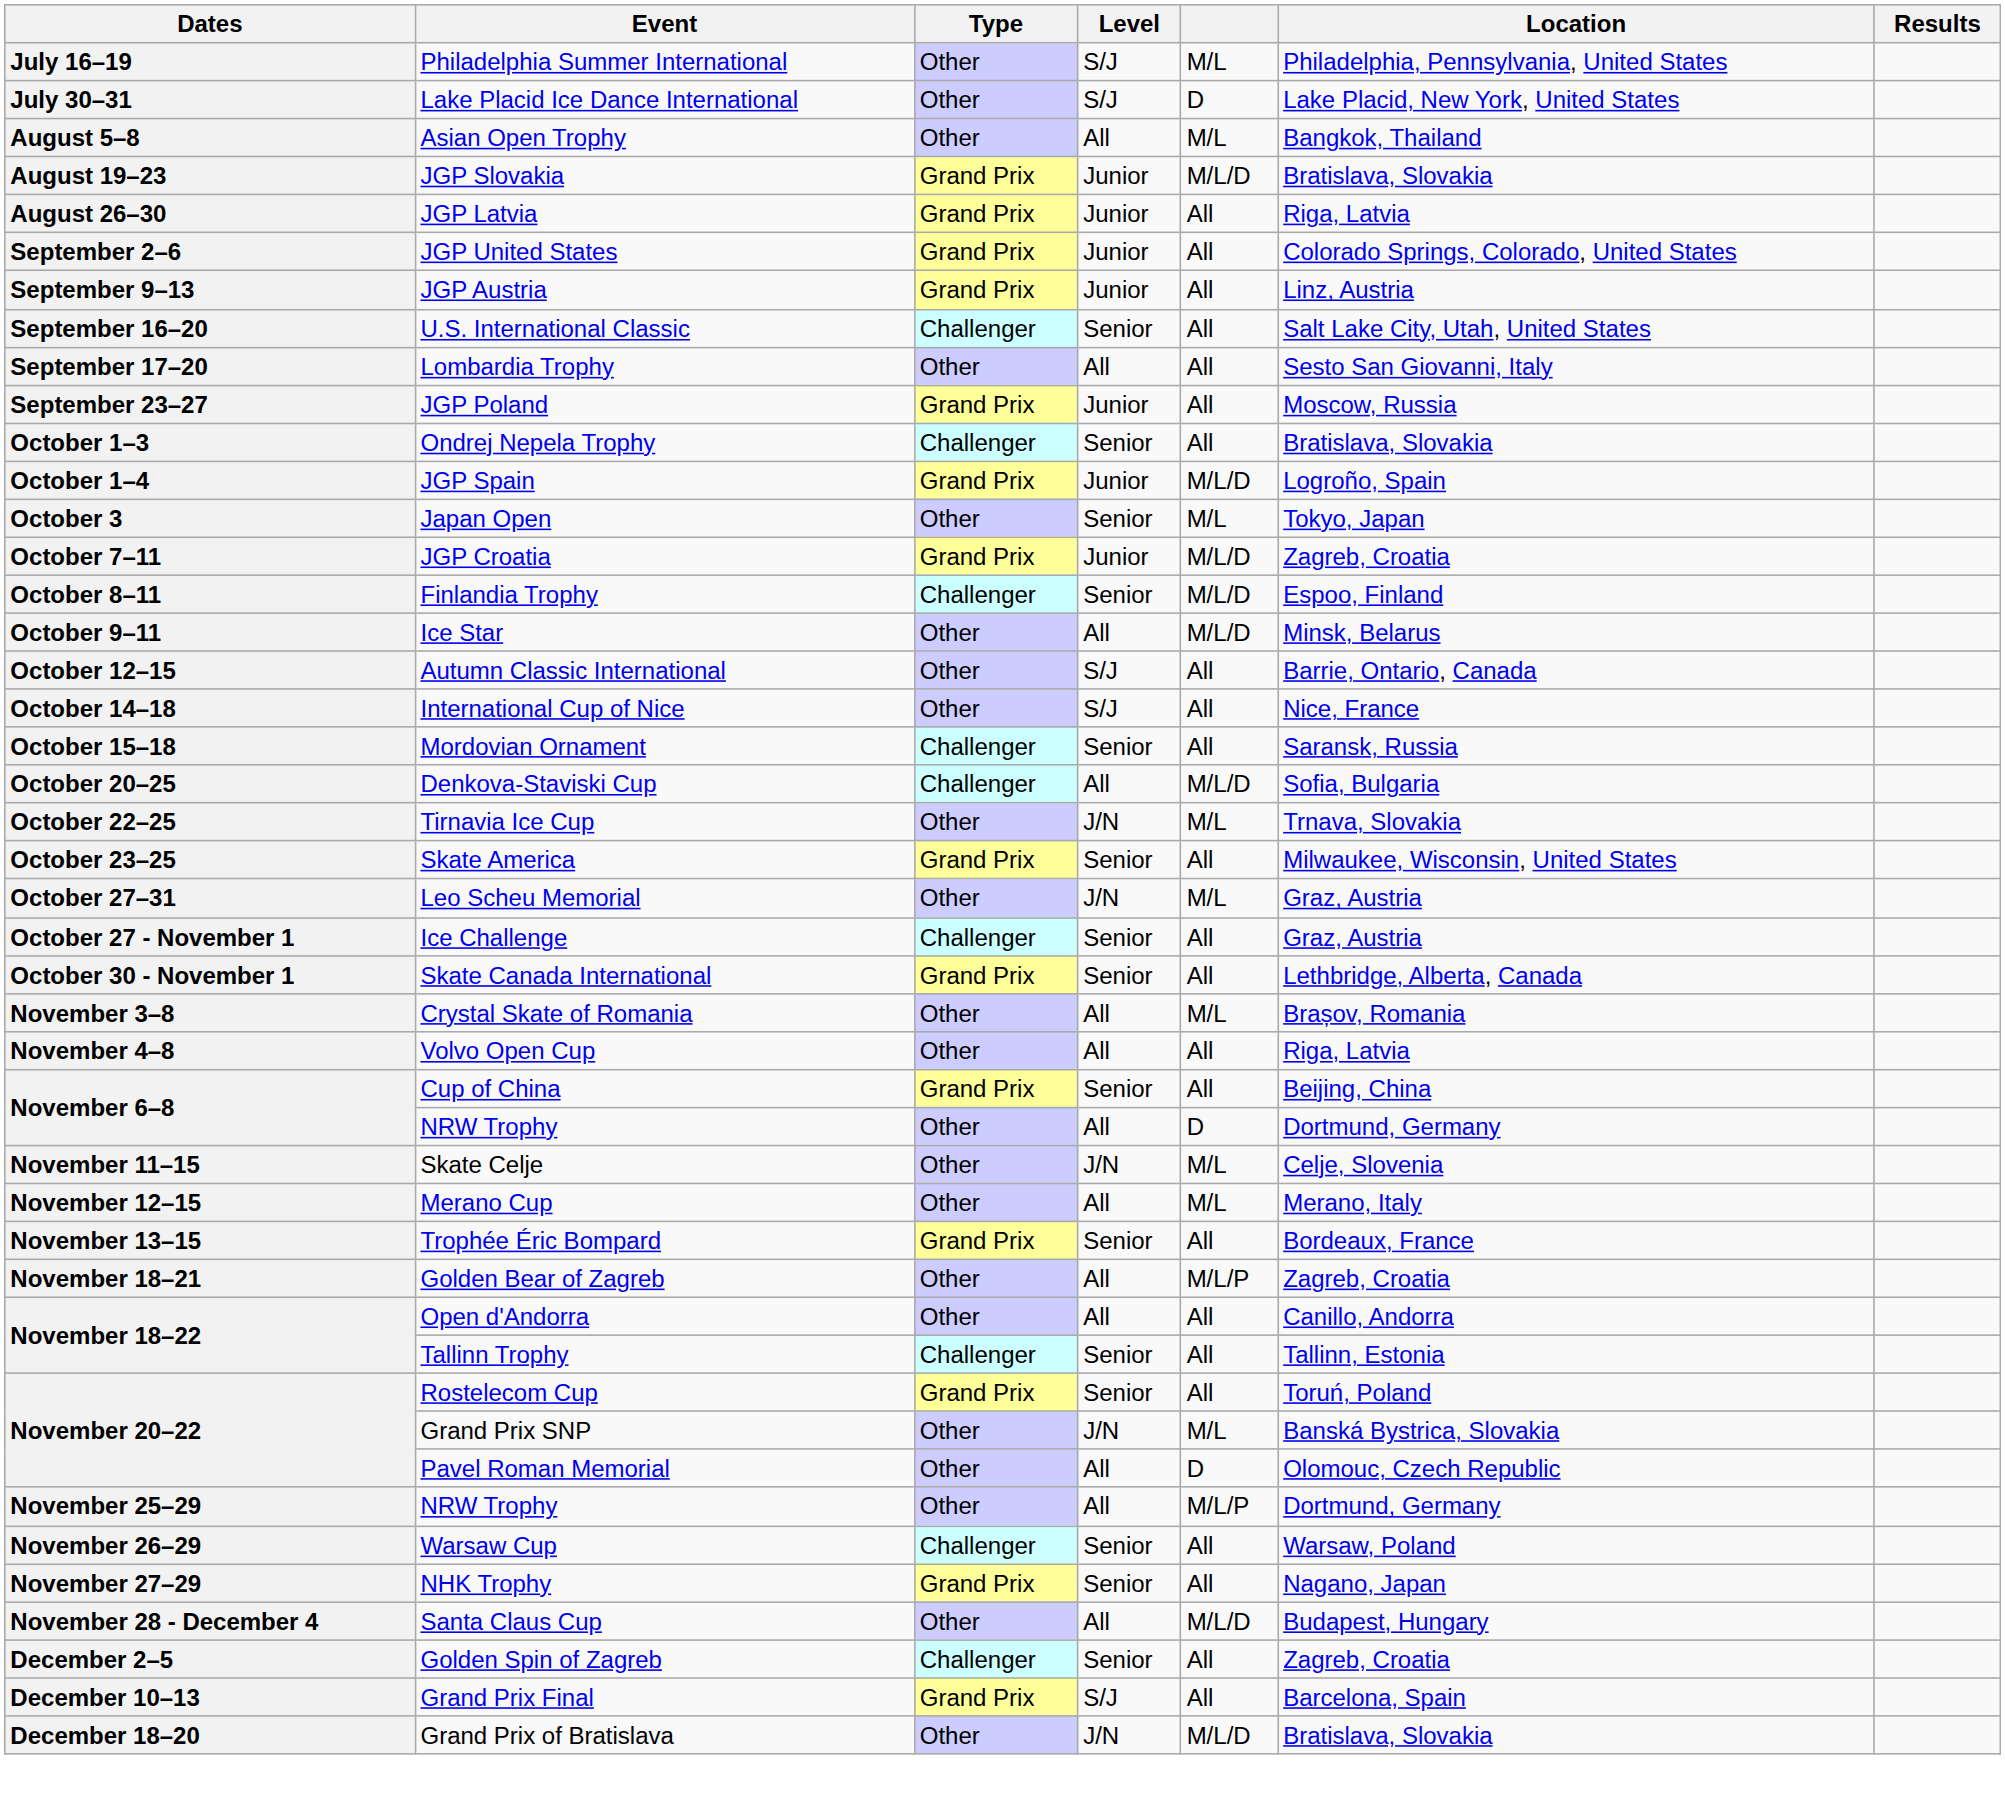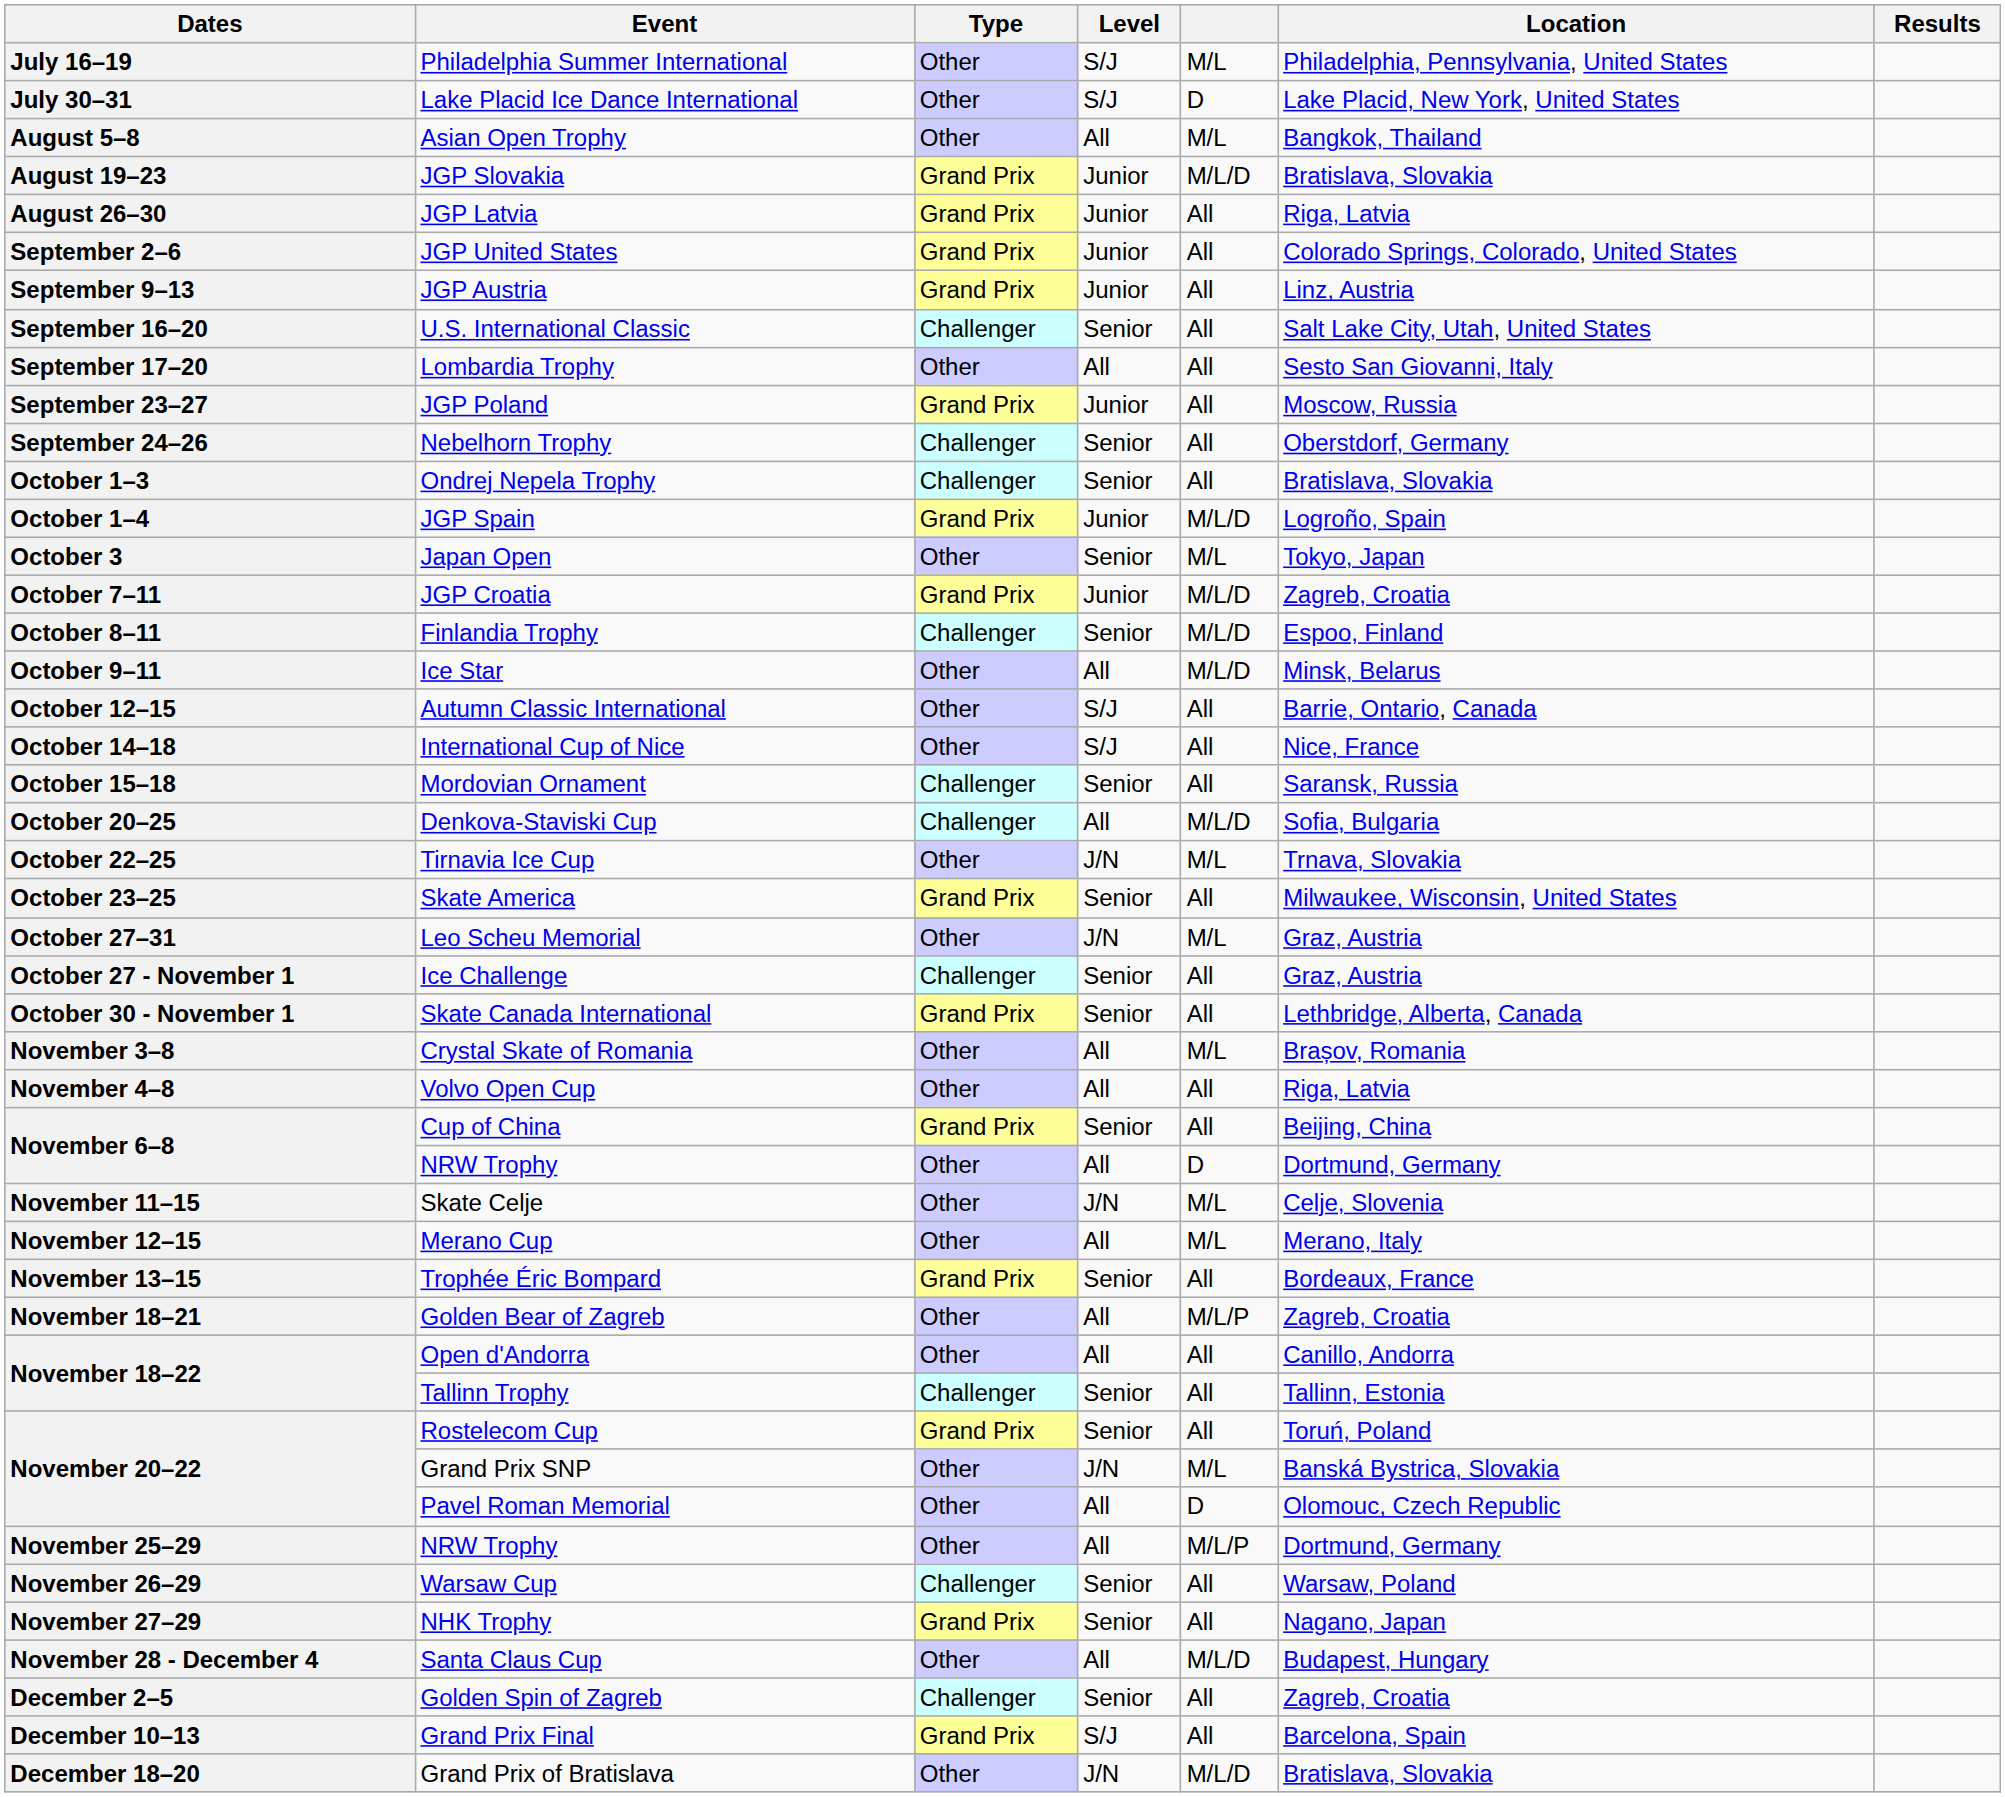+ row: (109, 442)
